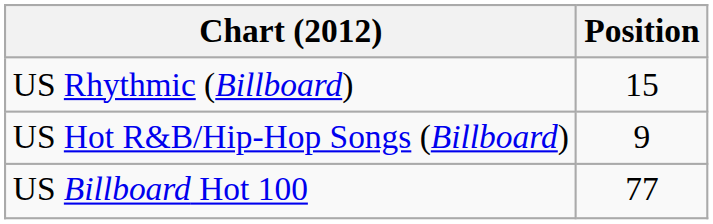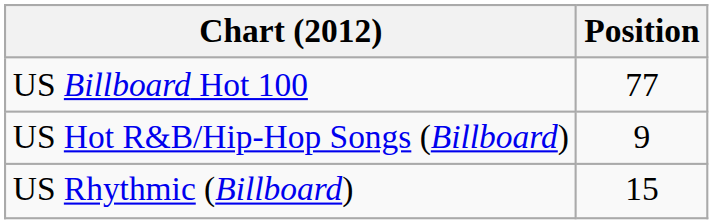rows swapped: (160, 190) <-> (183, 84)
